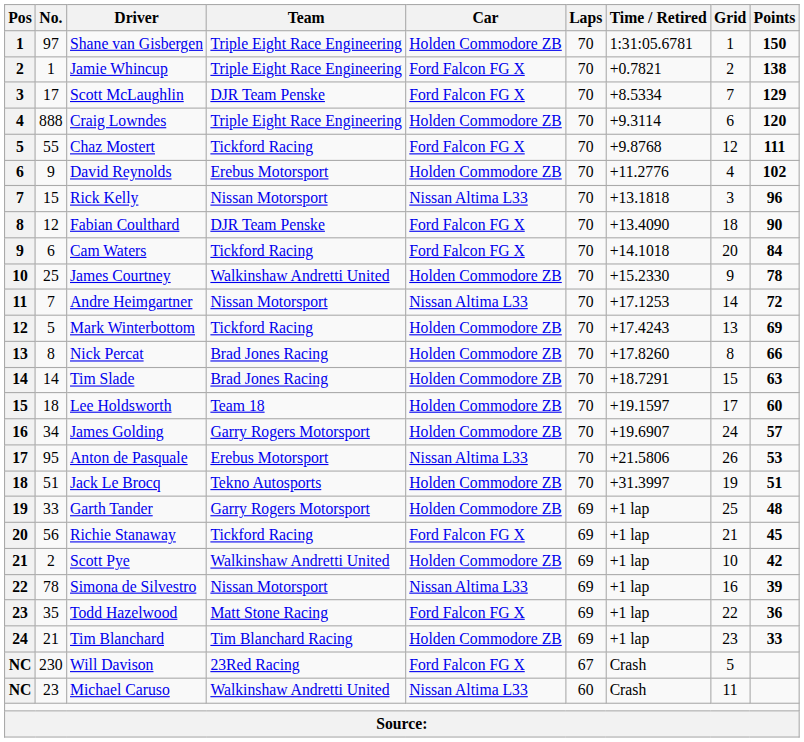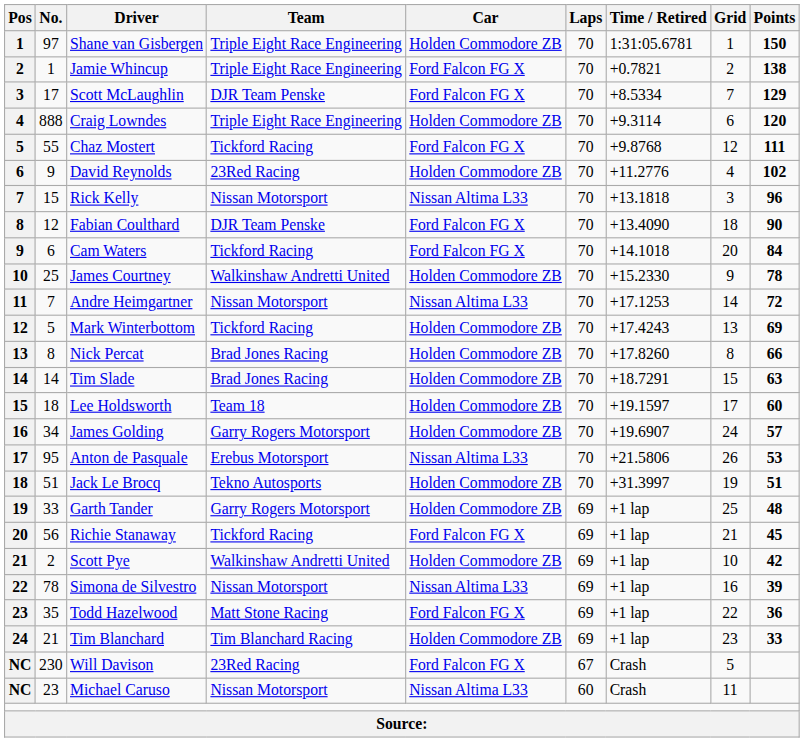(269, 173) Erebus Motorsport -> (255, 173) 23Red Racing
(300, 690) Walkinshaw Andretti United -> (269, 690) Nissan Motorsport
